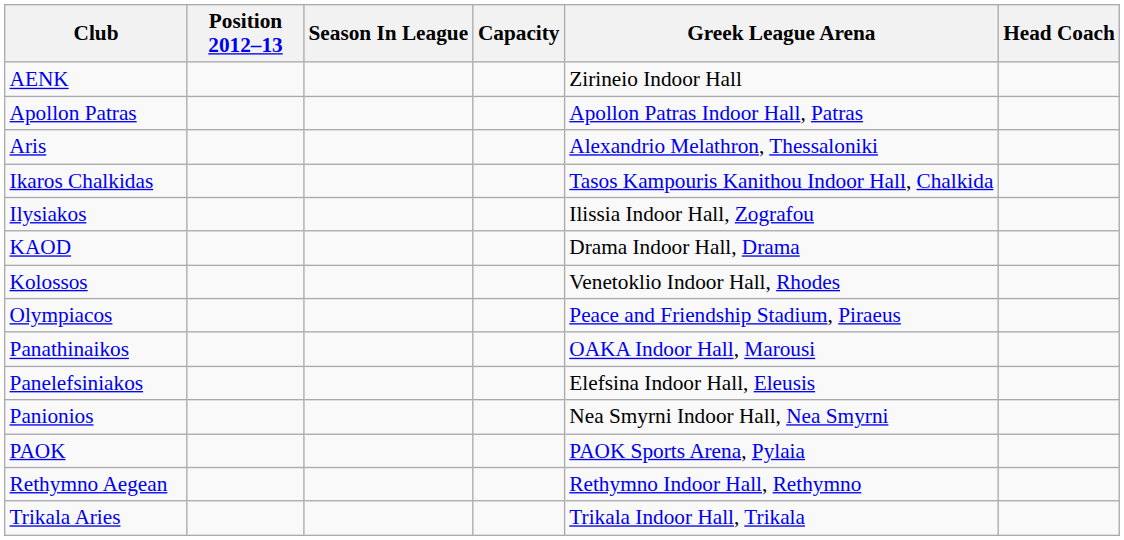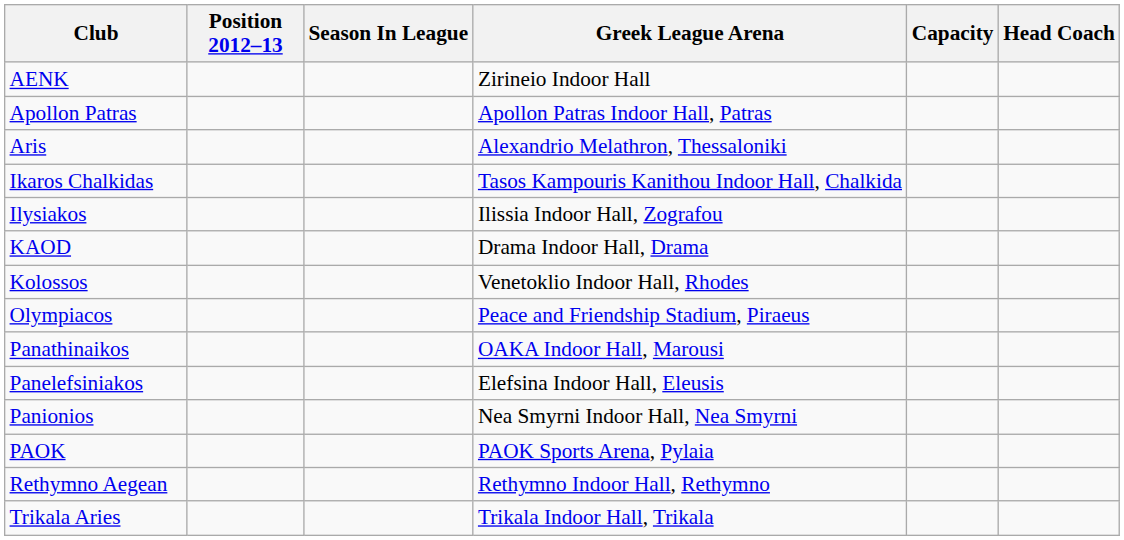columns swapped: (781, 33) <-> (519, 33)
